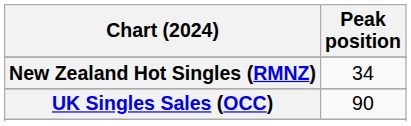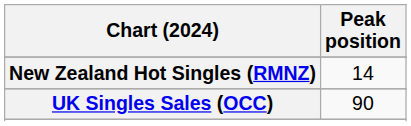(363, 72) 34 -> (363, 72) 14
